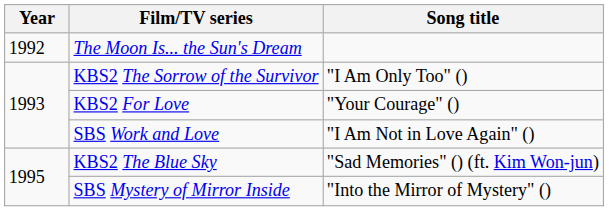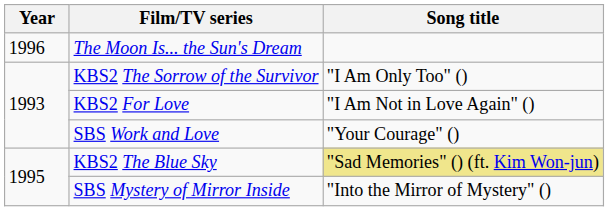(27, 47) 1992 -> (27, 47) 1996
(393, 104) "Your Courage" () -> (431, 104) "I Am Not in Love Again" ()
(431, 133) "I Am Not in Love Again" () -> (393, 133) "Your Courage" ()
(463, 162) no background -> (463, 162) khaki background
